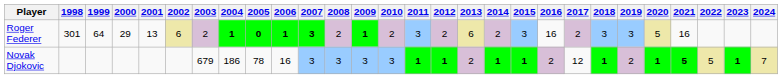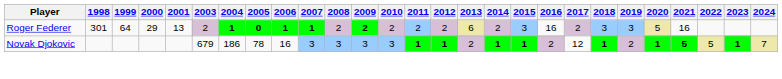- column: (179, 12)
(312, 33) 3 -> (312, 28) 1
(365, 33) 1 -> (365, 28) 2
(418, 33) 3 -> (418, 28) 2
